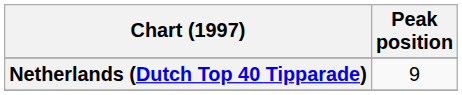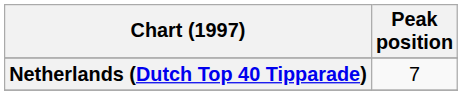(414, 74) 9 -> (414, 74) 7
